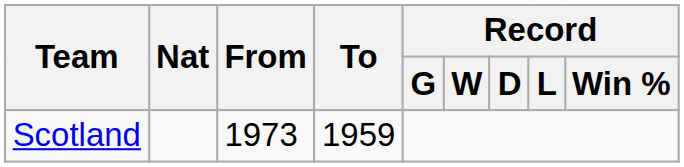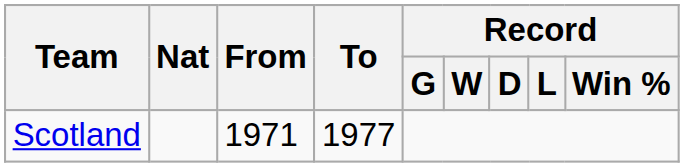(261, 135) 1973 -> (261, 135) 1971
(359, 135) 1959 -> (359, 135) 1977
